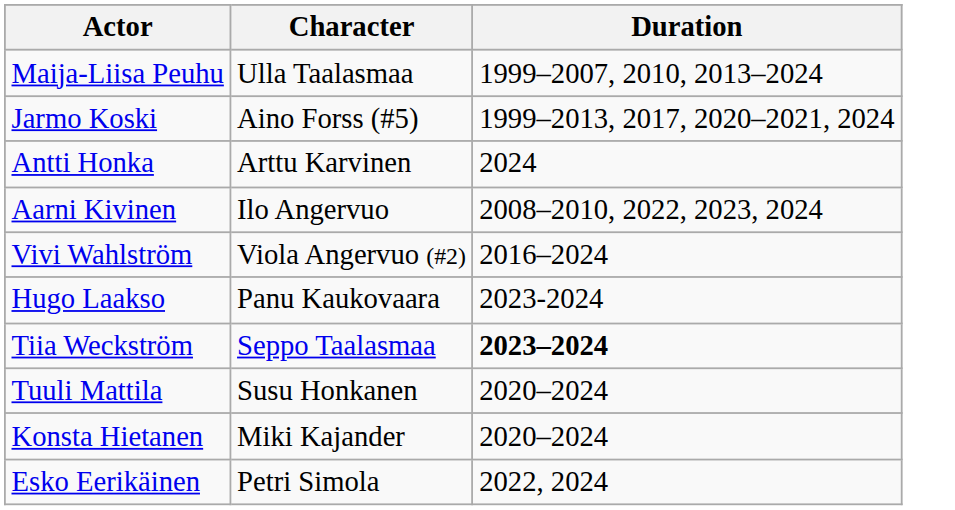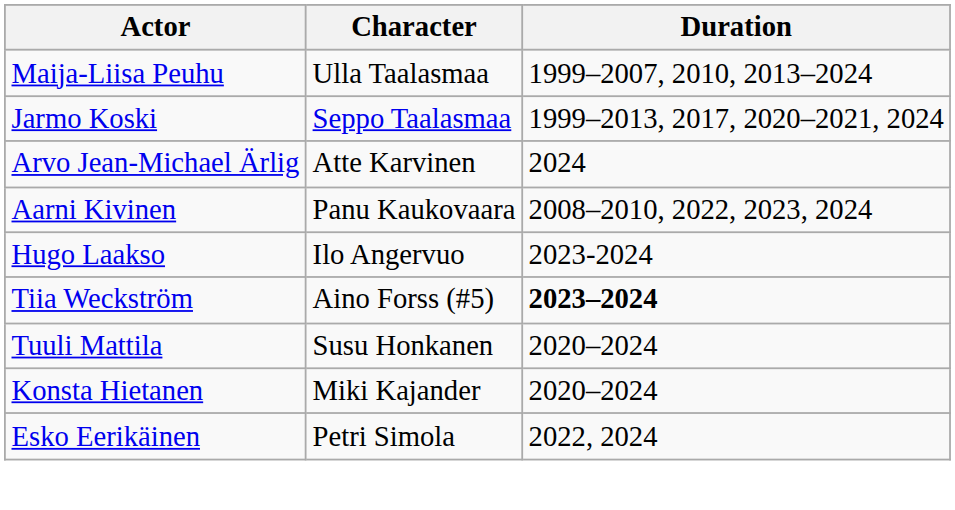(328, 118) Aino Forss (#5) -> (412, 118) Seppo Taalasmaa
+ row: (155, 163)
- row: (83, 163)
(313, 208) Ilo Angervuo -> (414, 208) Panu Kaukovaara
- row: (102, 254)
(338, 299) Panu Kaukovaara -> (389, 254) Ilo Angervuo
(336, 345) Seppo Taalasmaa -> (403, 299) Aino Forss (#5)
